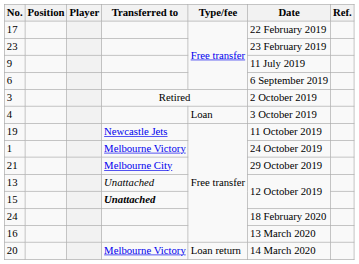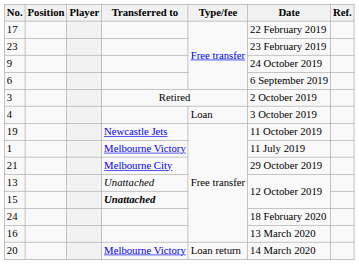(278, 64) 11 July 2019 -> (286, 64) 24 October 2019
(286, 149) 24 October 2019 -> (278, 149) 11 July 2019
